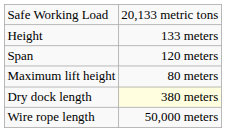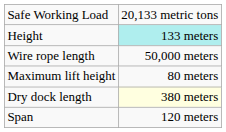(190, 35) no background -> (190, 35) paleturquoise background
rows swapped: (20, 55) <-> (51, 117)
